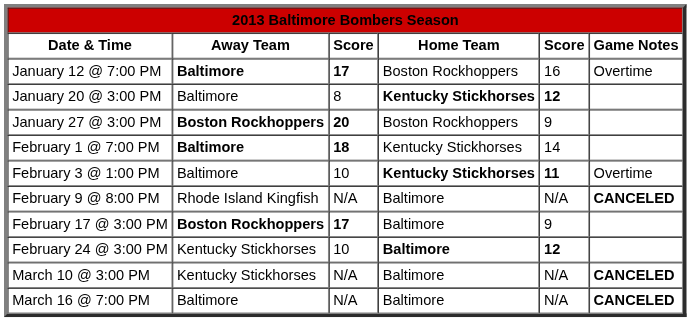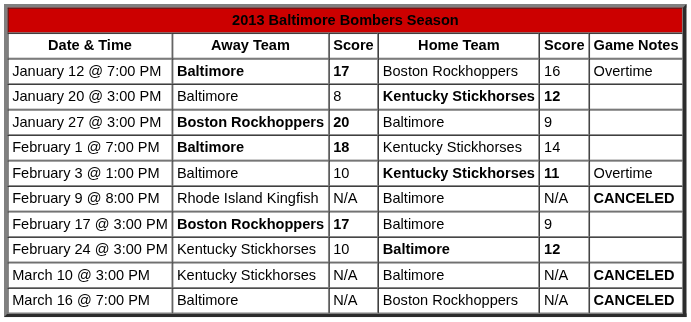(450, 122) Boston Rockhoppers -> (414, 122) Baltimore
(414, 300) Baltimore -> (450, 300) Boston Rockhoppers
